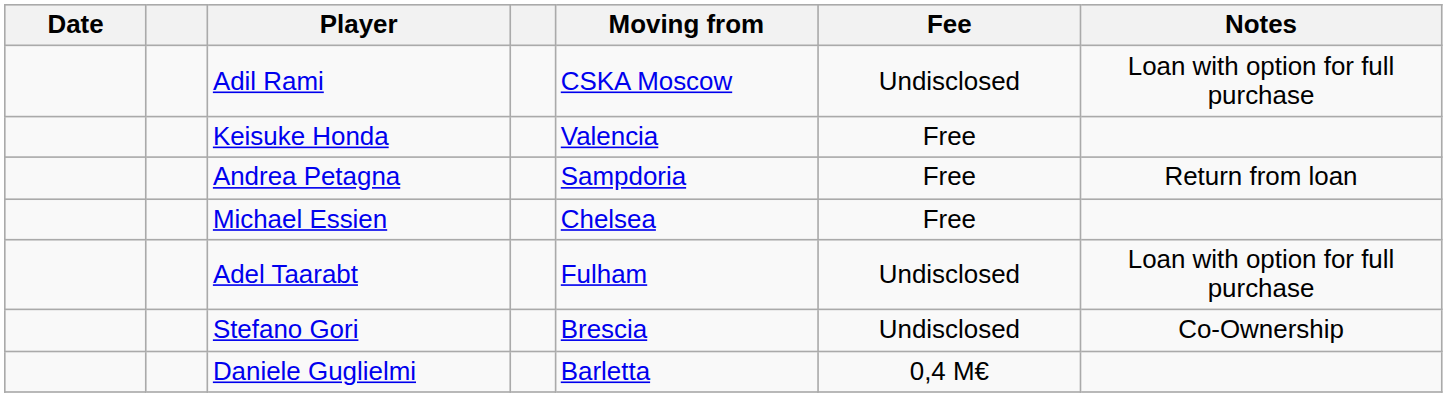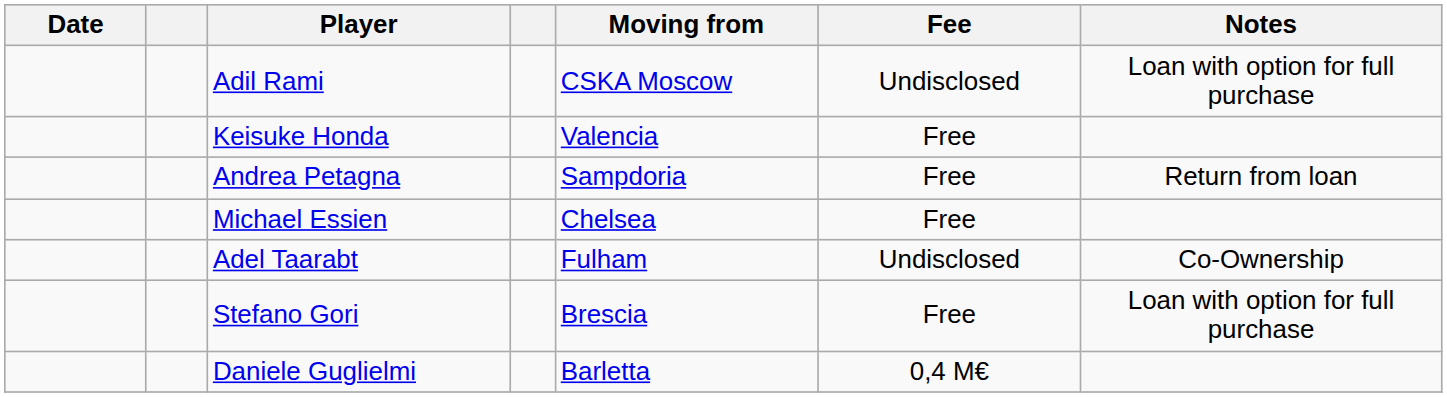(1261, 274) Loan with option for full purchase -> (1261, 259) Co-Ownership
(949, 330) Undisclosed -> (949, 315) Free
(1261, 330) Co-Ownership -> (1261, 315) Loan with option for full purchase
